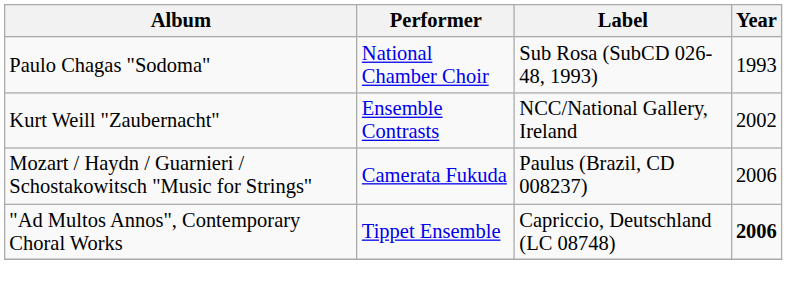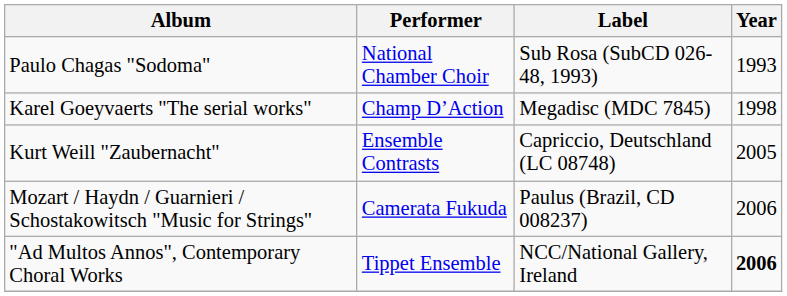+ row: (160, 108)
(614, 120) NCC/National Gallery, Ireland -> (615, 152) Capriccio, Deutschland (LC 08748)
(756, 120) 2002 -> (756, 152) 2005
(615, 231) Capriccio, Deutschland (LC 08748) -> (614, 263) NCC/National Gallery, Ireland
